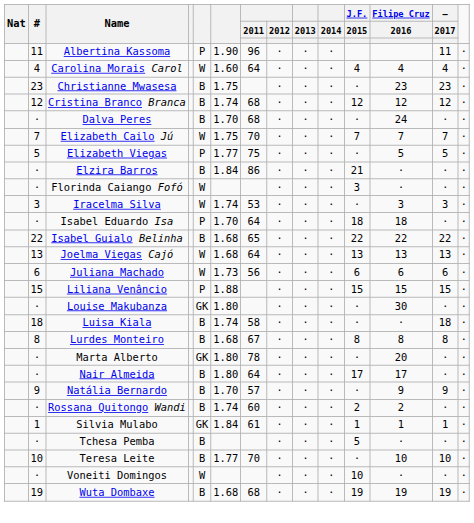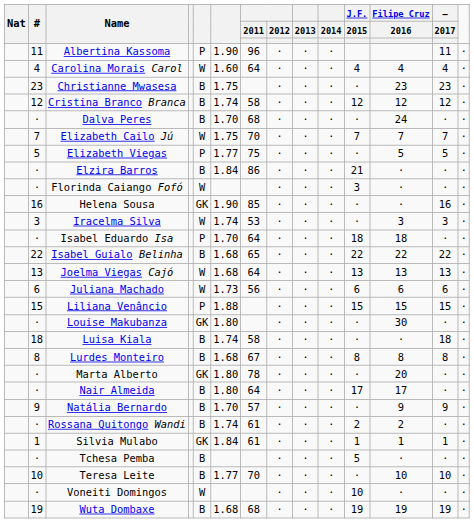(254, 103) 68 -> (254, 103) 58
+ row: (117, 204)
(254, 408) 60 -> (254, 425) 61
